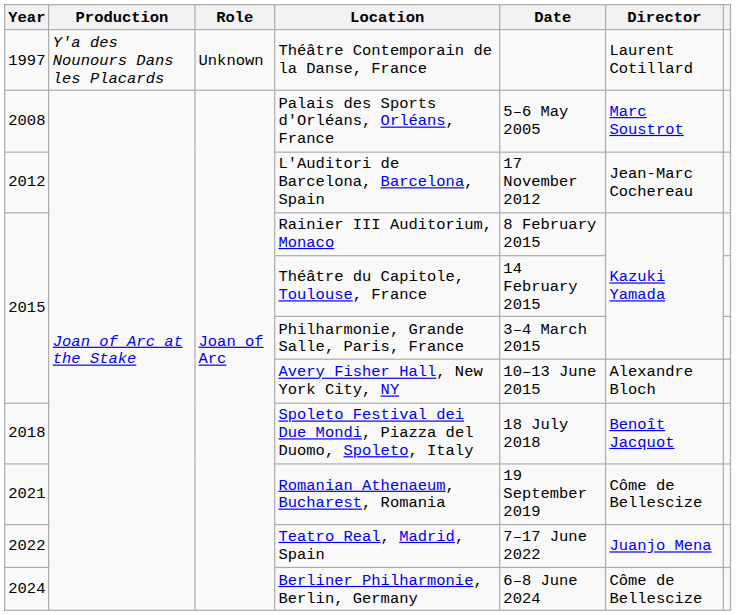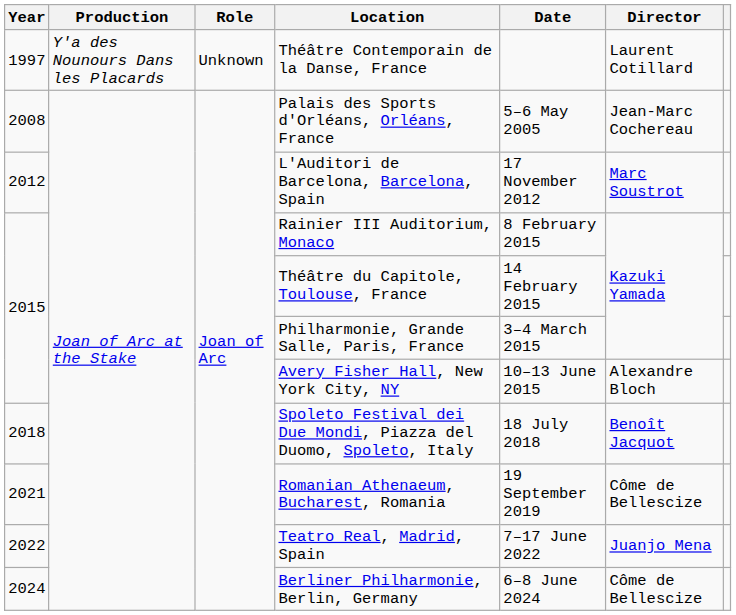(647, 121) Marc Soustrot -> (651, 121) Jean-Marc Cochereau
(651, 182) Jean-Marc Cochereau -> (647, 182) Marc Soustrot
